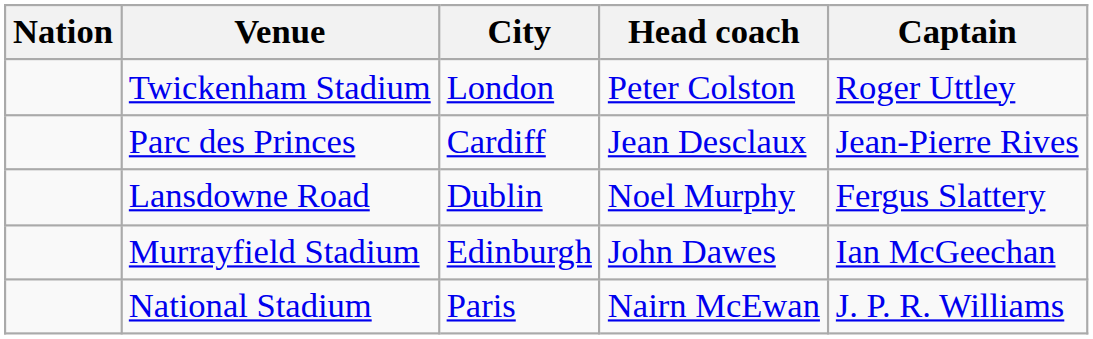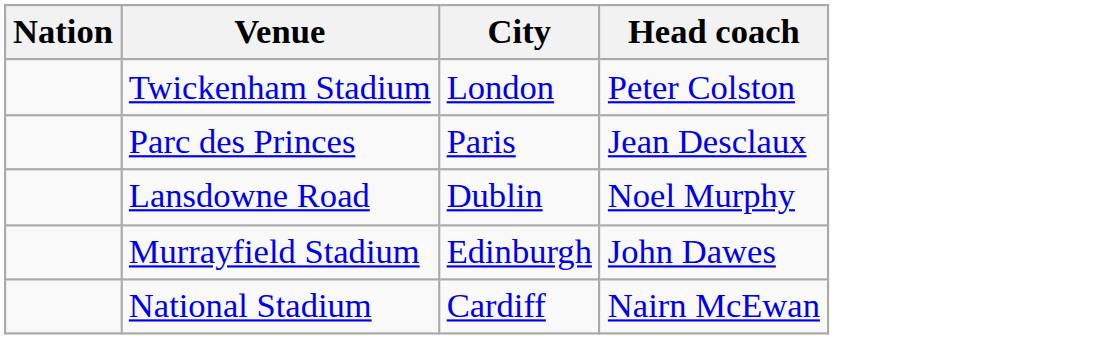- column: (957, 31)
(496, 141) Cardiff -> (481, 141) Paris
(481, 305) Paris -> (496, 305) Cardiff
